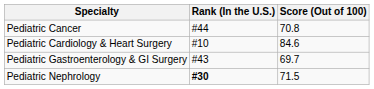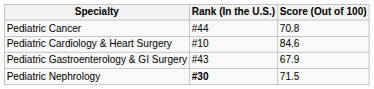(290, 60) 69.7 -> (290, 60) 67.9
